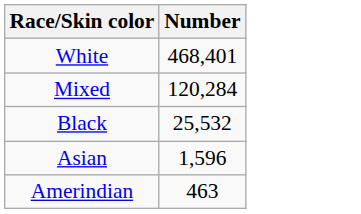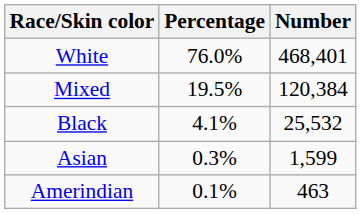+ column: (215, 21)
(202, 89) 120,284 -> (313, 89) 120,384
(202, 157) 1,596 -> (313, 157) 1,599
